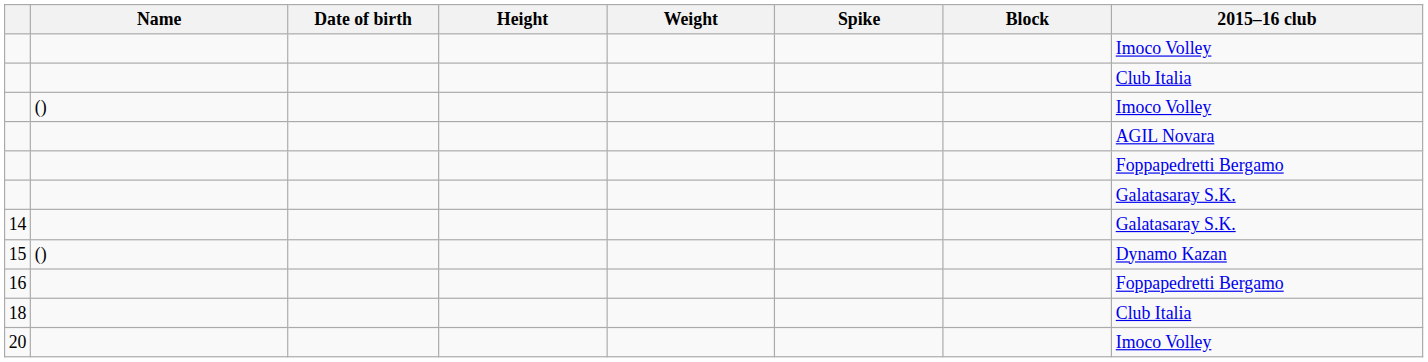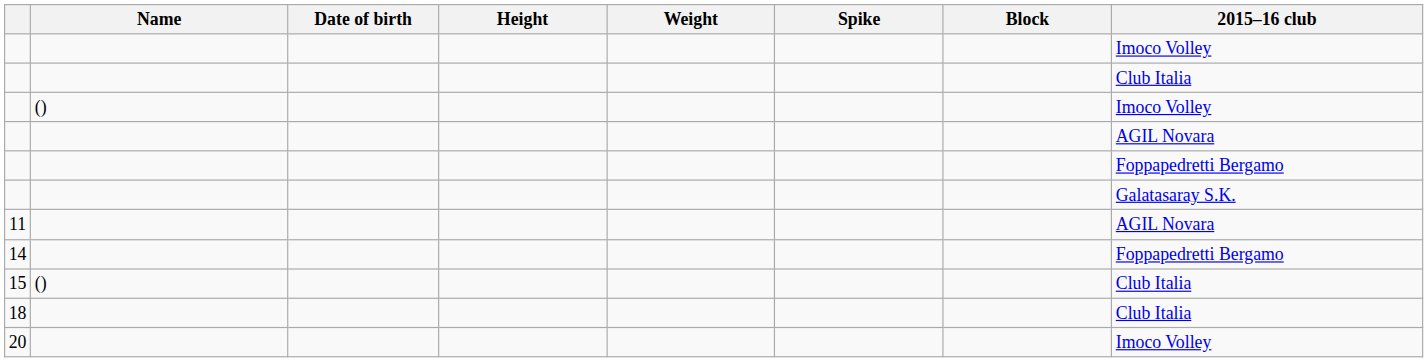+ row: (18, 224)
(1176, 224) Galatasaray S.K. -> (1200, 253) Foppapedretti Bergamo
(1171, 253) Dynamo Kazan -> (1154, 283) Club Italia
- row: (18, 283)
